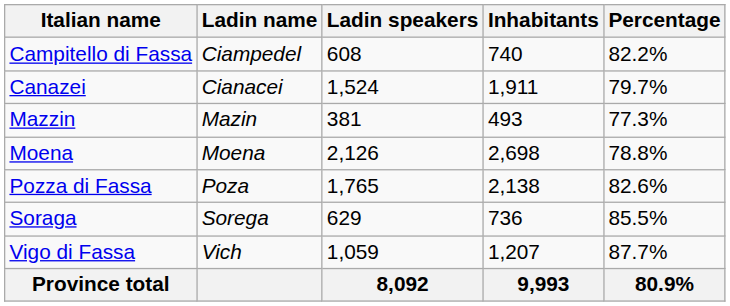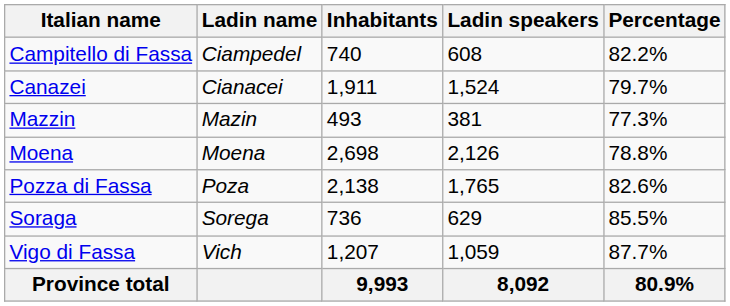columns swapped: (543, 20) <-> (403, 20)
